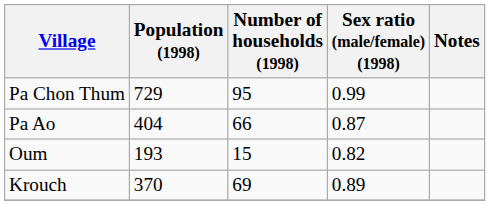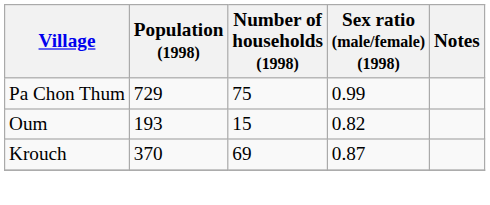(242, 93) 95 -> (242, 93) 75
- row: (32, 123)
(349, 184) 0.89 -> (349, 154) 0.87
